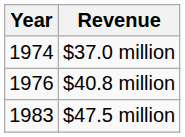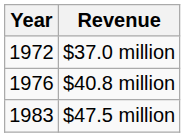(31, 52) 1974 -> (31, 52) 1972
